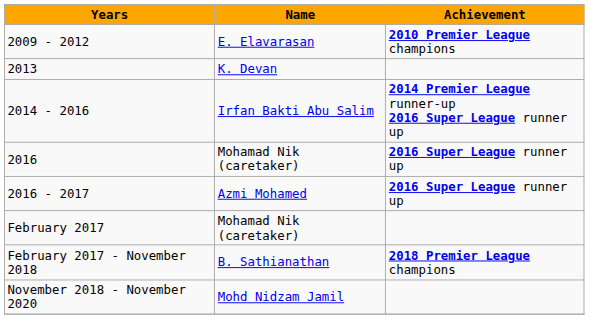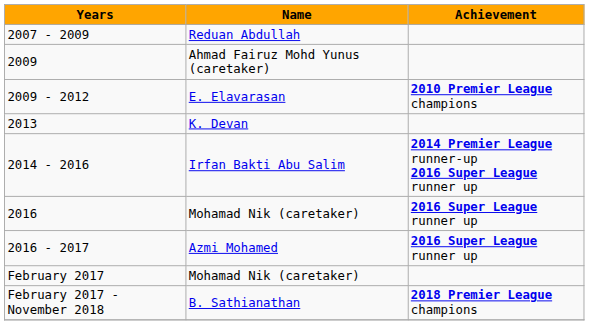+ row: (48, 35)
+ row: (22, 62)
- row: (97, 297)
